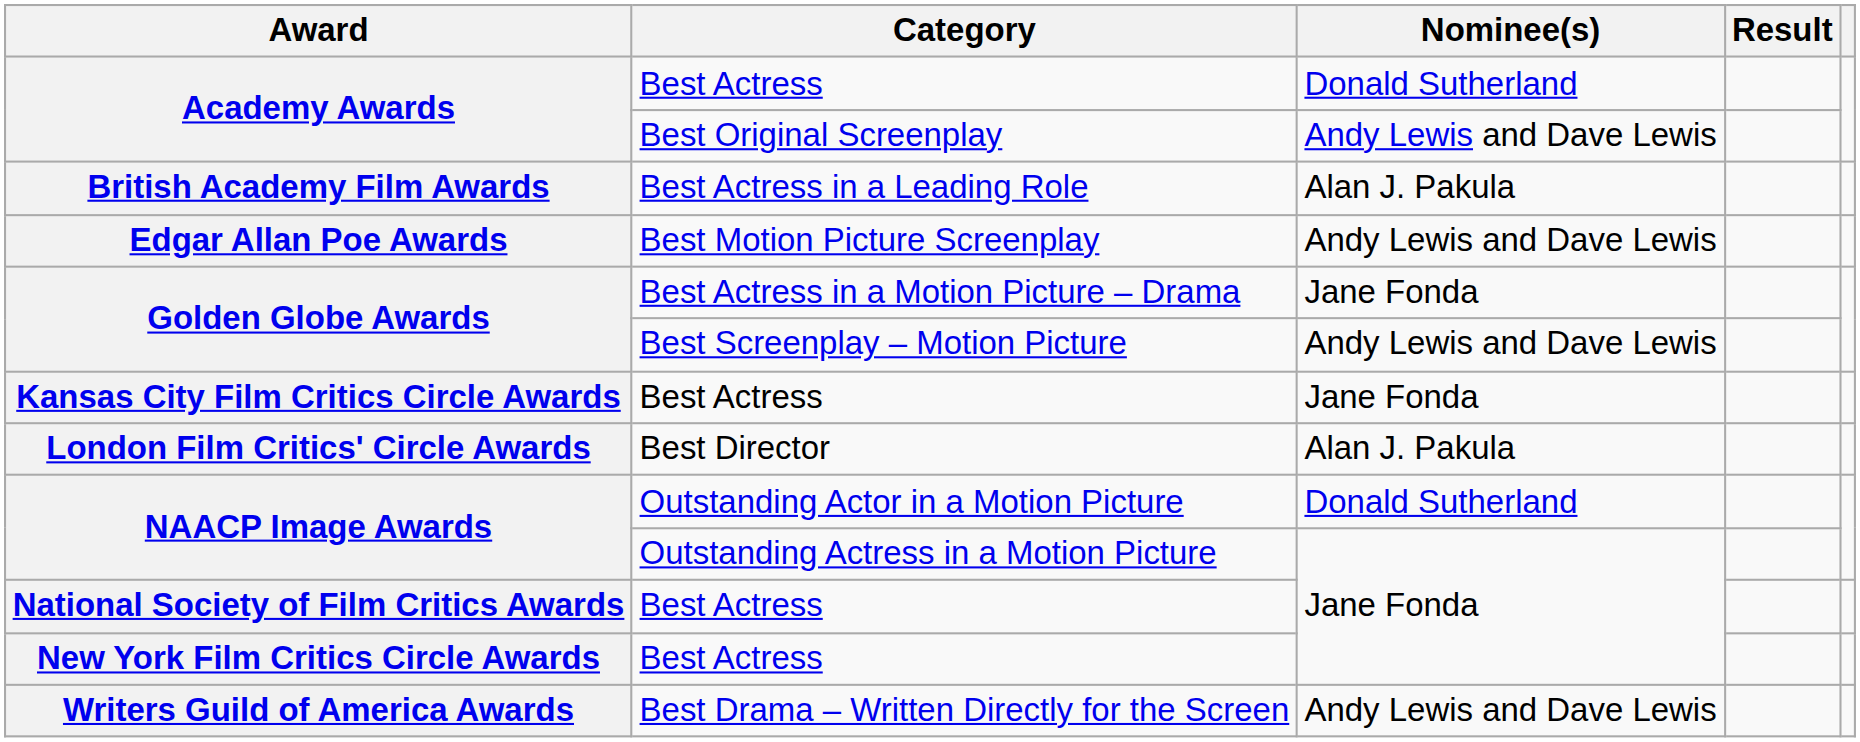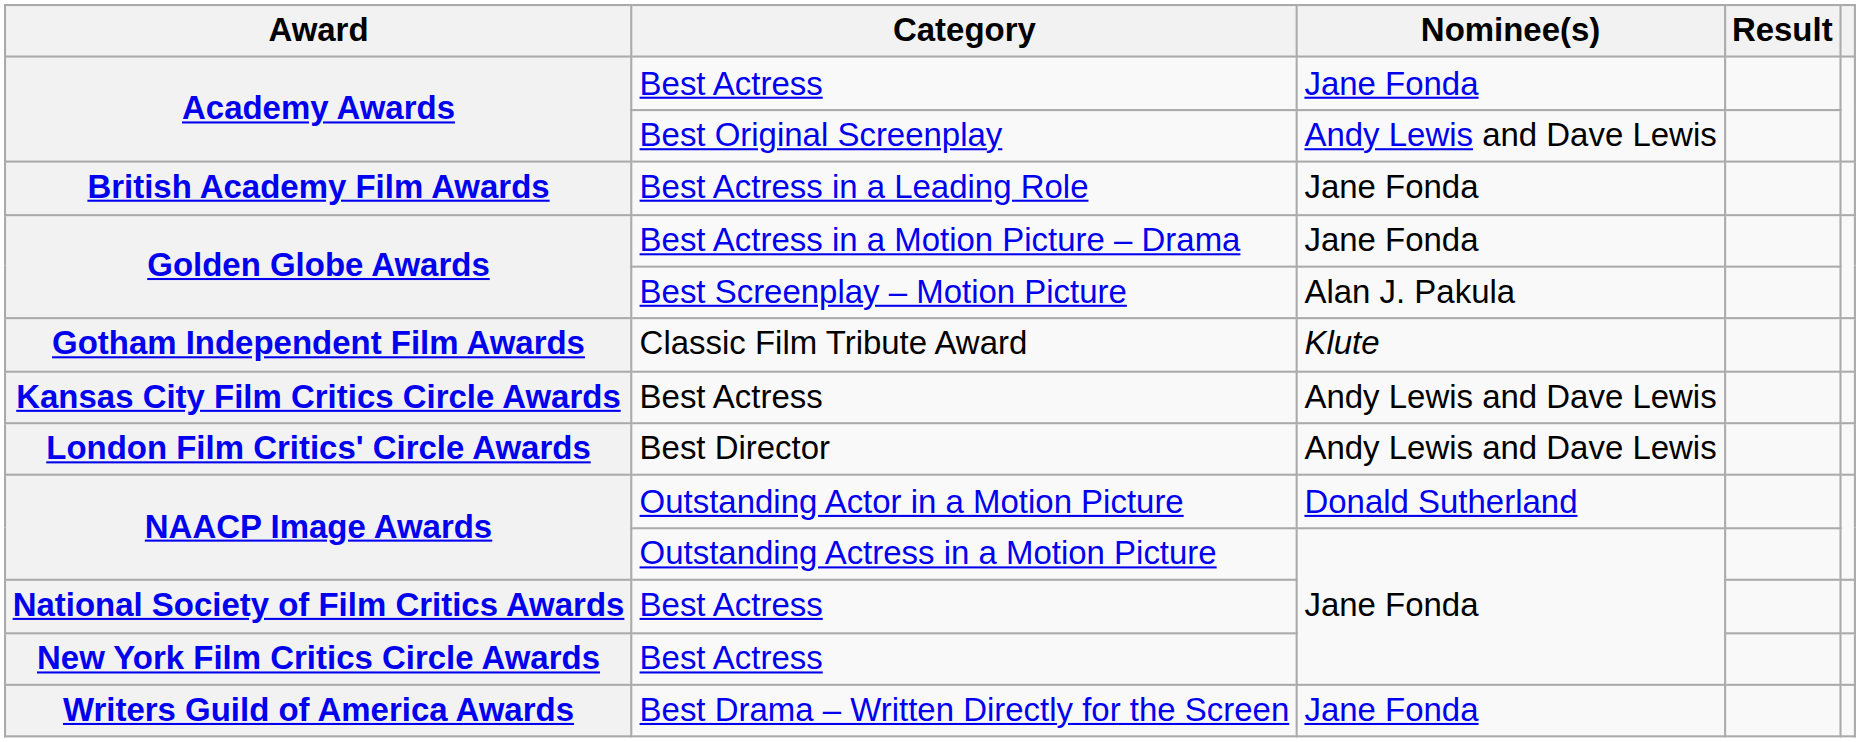(1441, 82) Donald Sutherland -> (1391, 82) Jane Fonda
(1410, 187) Alan J. Pakula -> (1391, 187) Jane Fonda
- row: (319, 239)
(1511, 344) Andy Lewis and Dave Lewis -> (1410, 291) Alan J. Pakula
+ row: (318, 344)
(1391, 396) Jane Fonda -> (1511, 396) Andy Lewis and Dave Lewis
(1410, 448) Alan J. Pakula -> (1511, 448) Andy Lewis and Dave Lewis
(1511, 710) Andy Lewis and Dave Lewis -> (1391, 710) Jane Fonda
